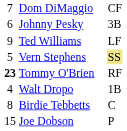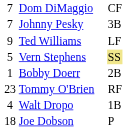(9, 24) 6 -> (9, 24) 7
+ row: (49, 73)
(10, 73) bold -> (10, 89) normal
- row: (54, 105)
(10, 121) 15 -> (10, 121) 18
